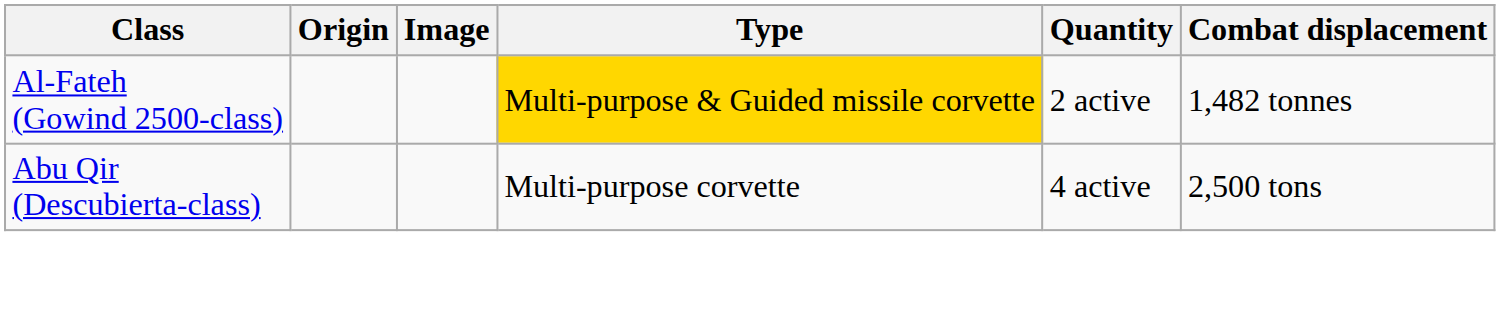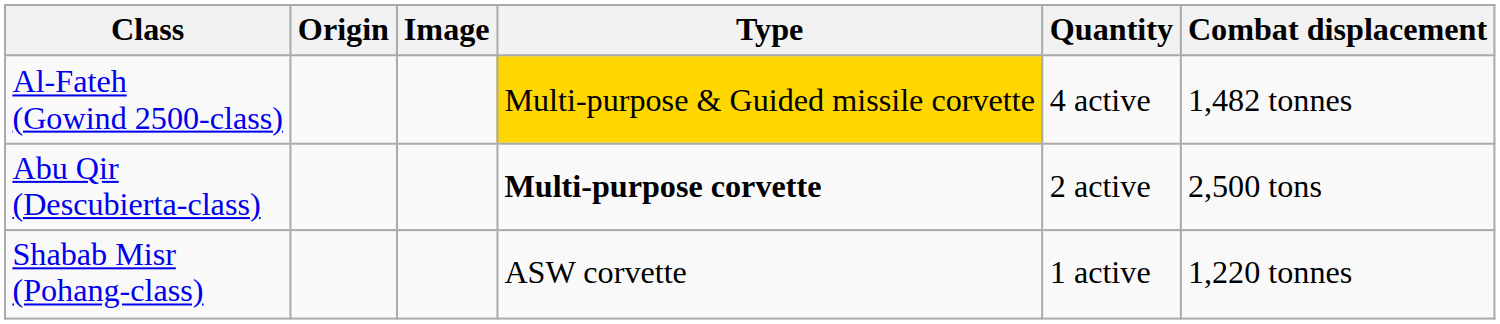(1100, 99) 2 active -> (1100, 99) 4 active
(652, 186) normal -> (663, 186) bold
(1100, 186) 4 active -> (1100, 186) 2 active
+ row: (108, 273)
